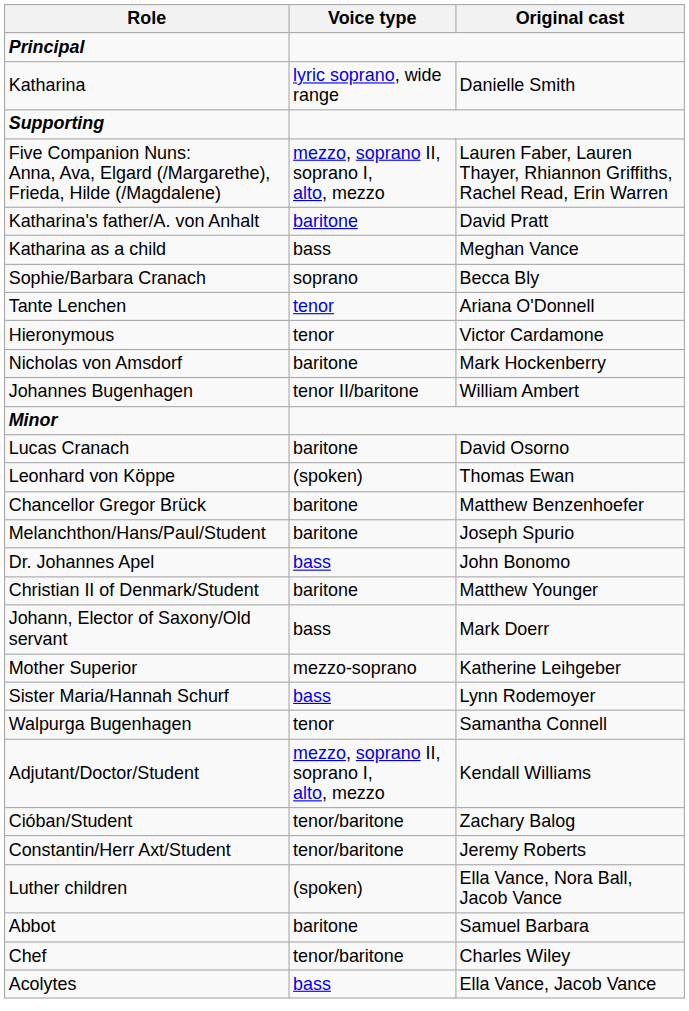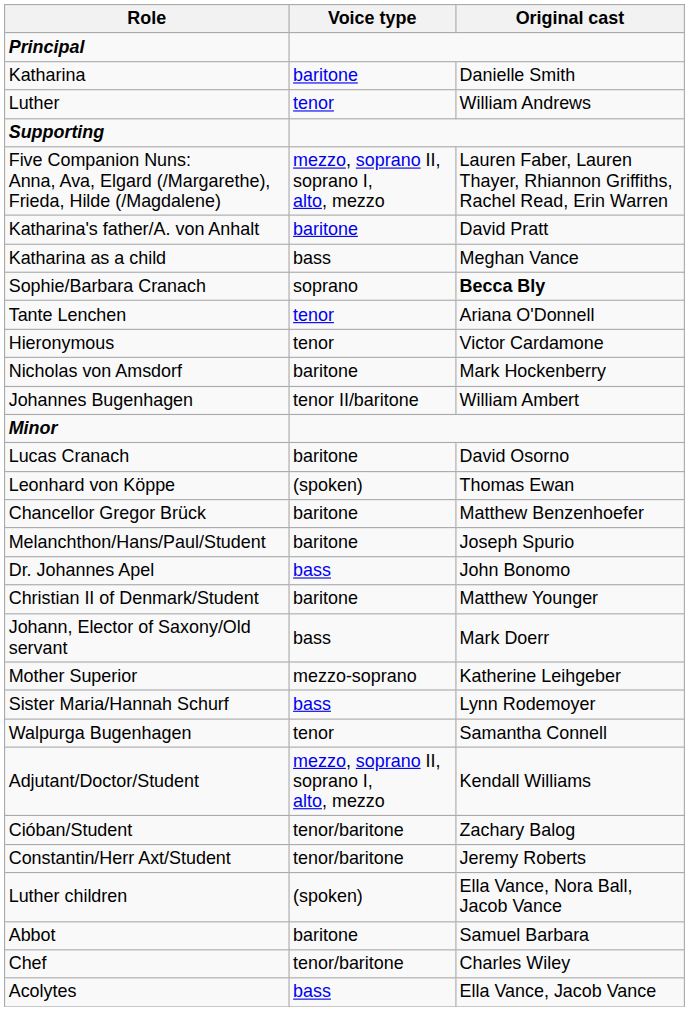(367, 85) lyric soprano, wide range -> (325, 75) baritone
+ row: (34, 103)
(499, 278) normal -> (502, 286) bold
